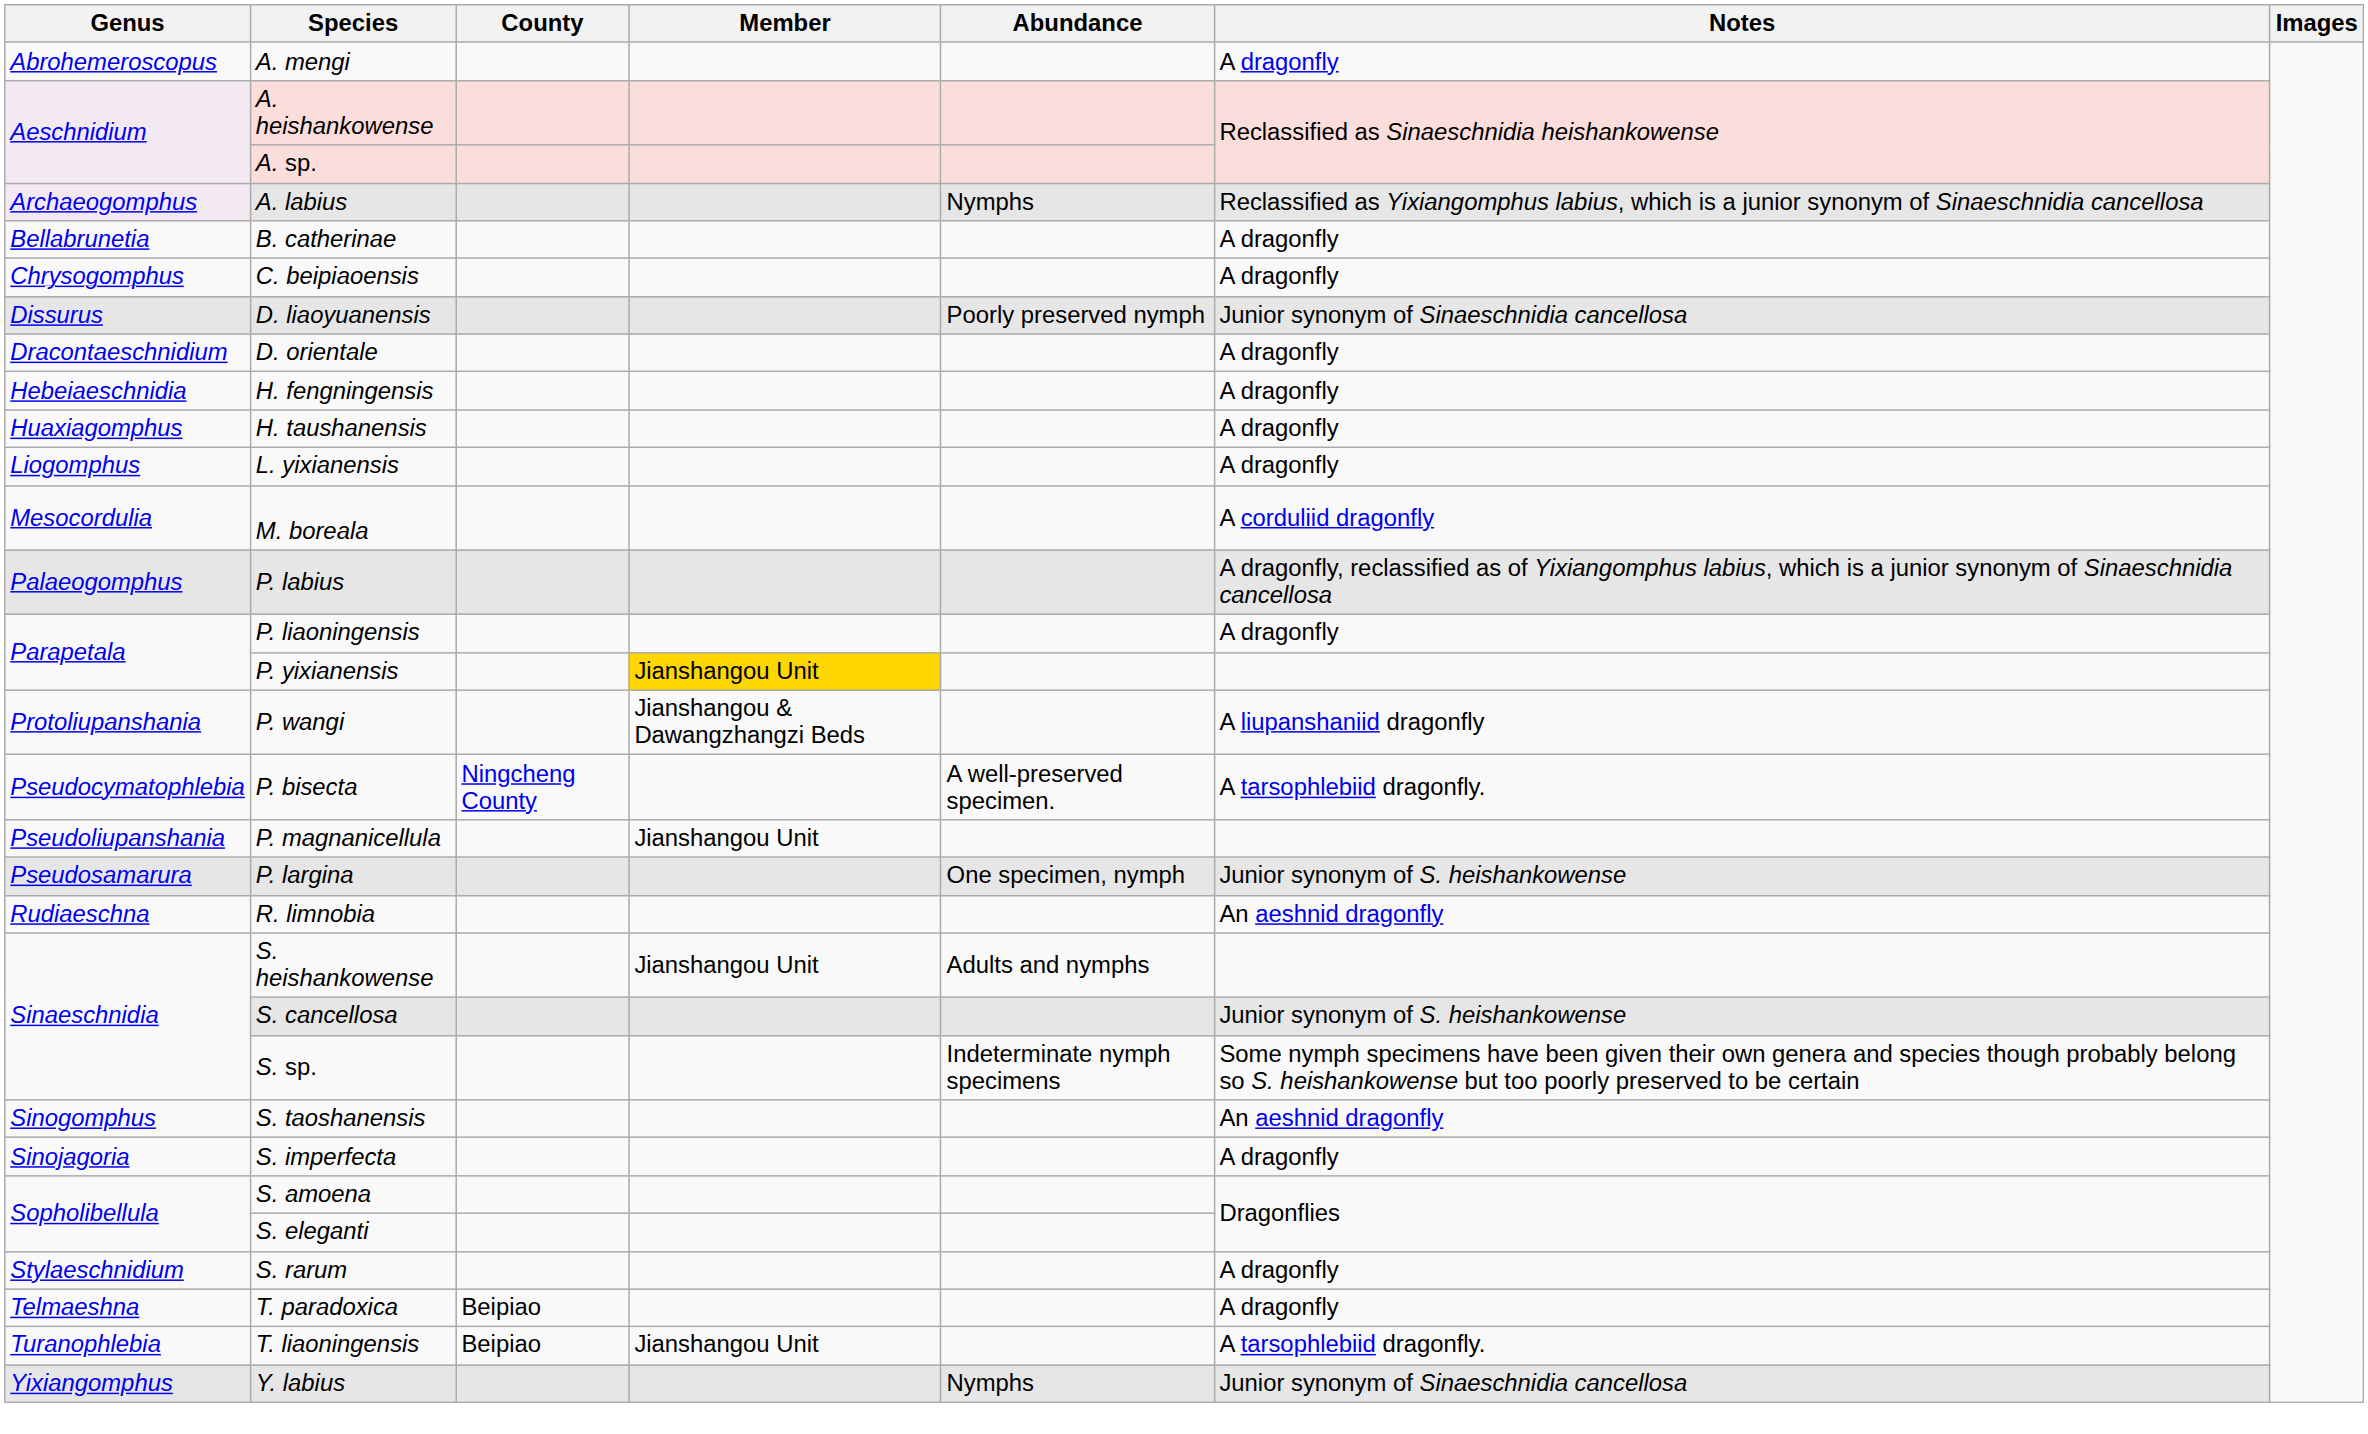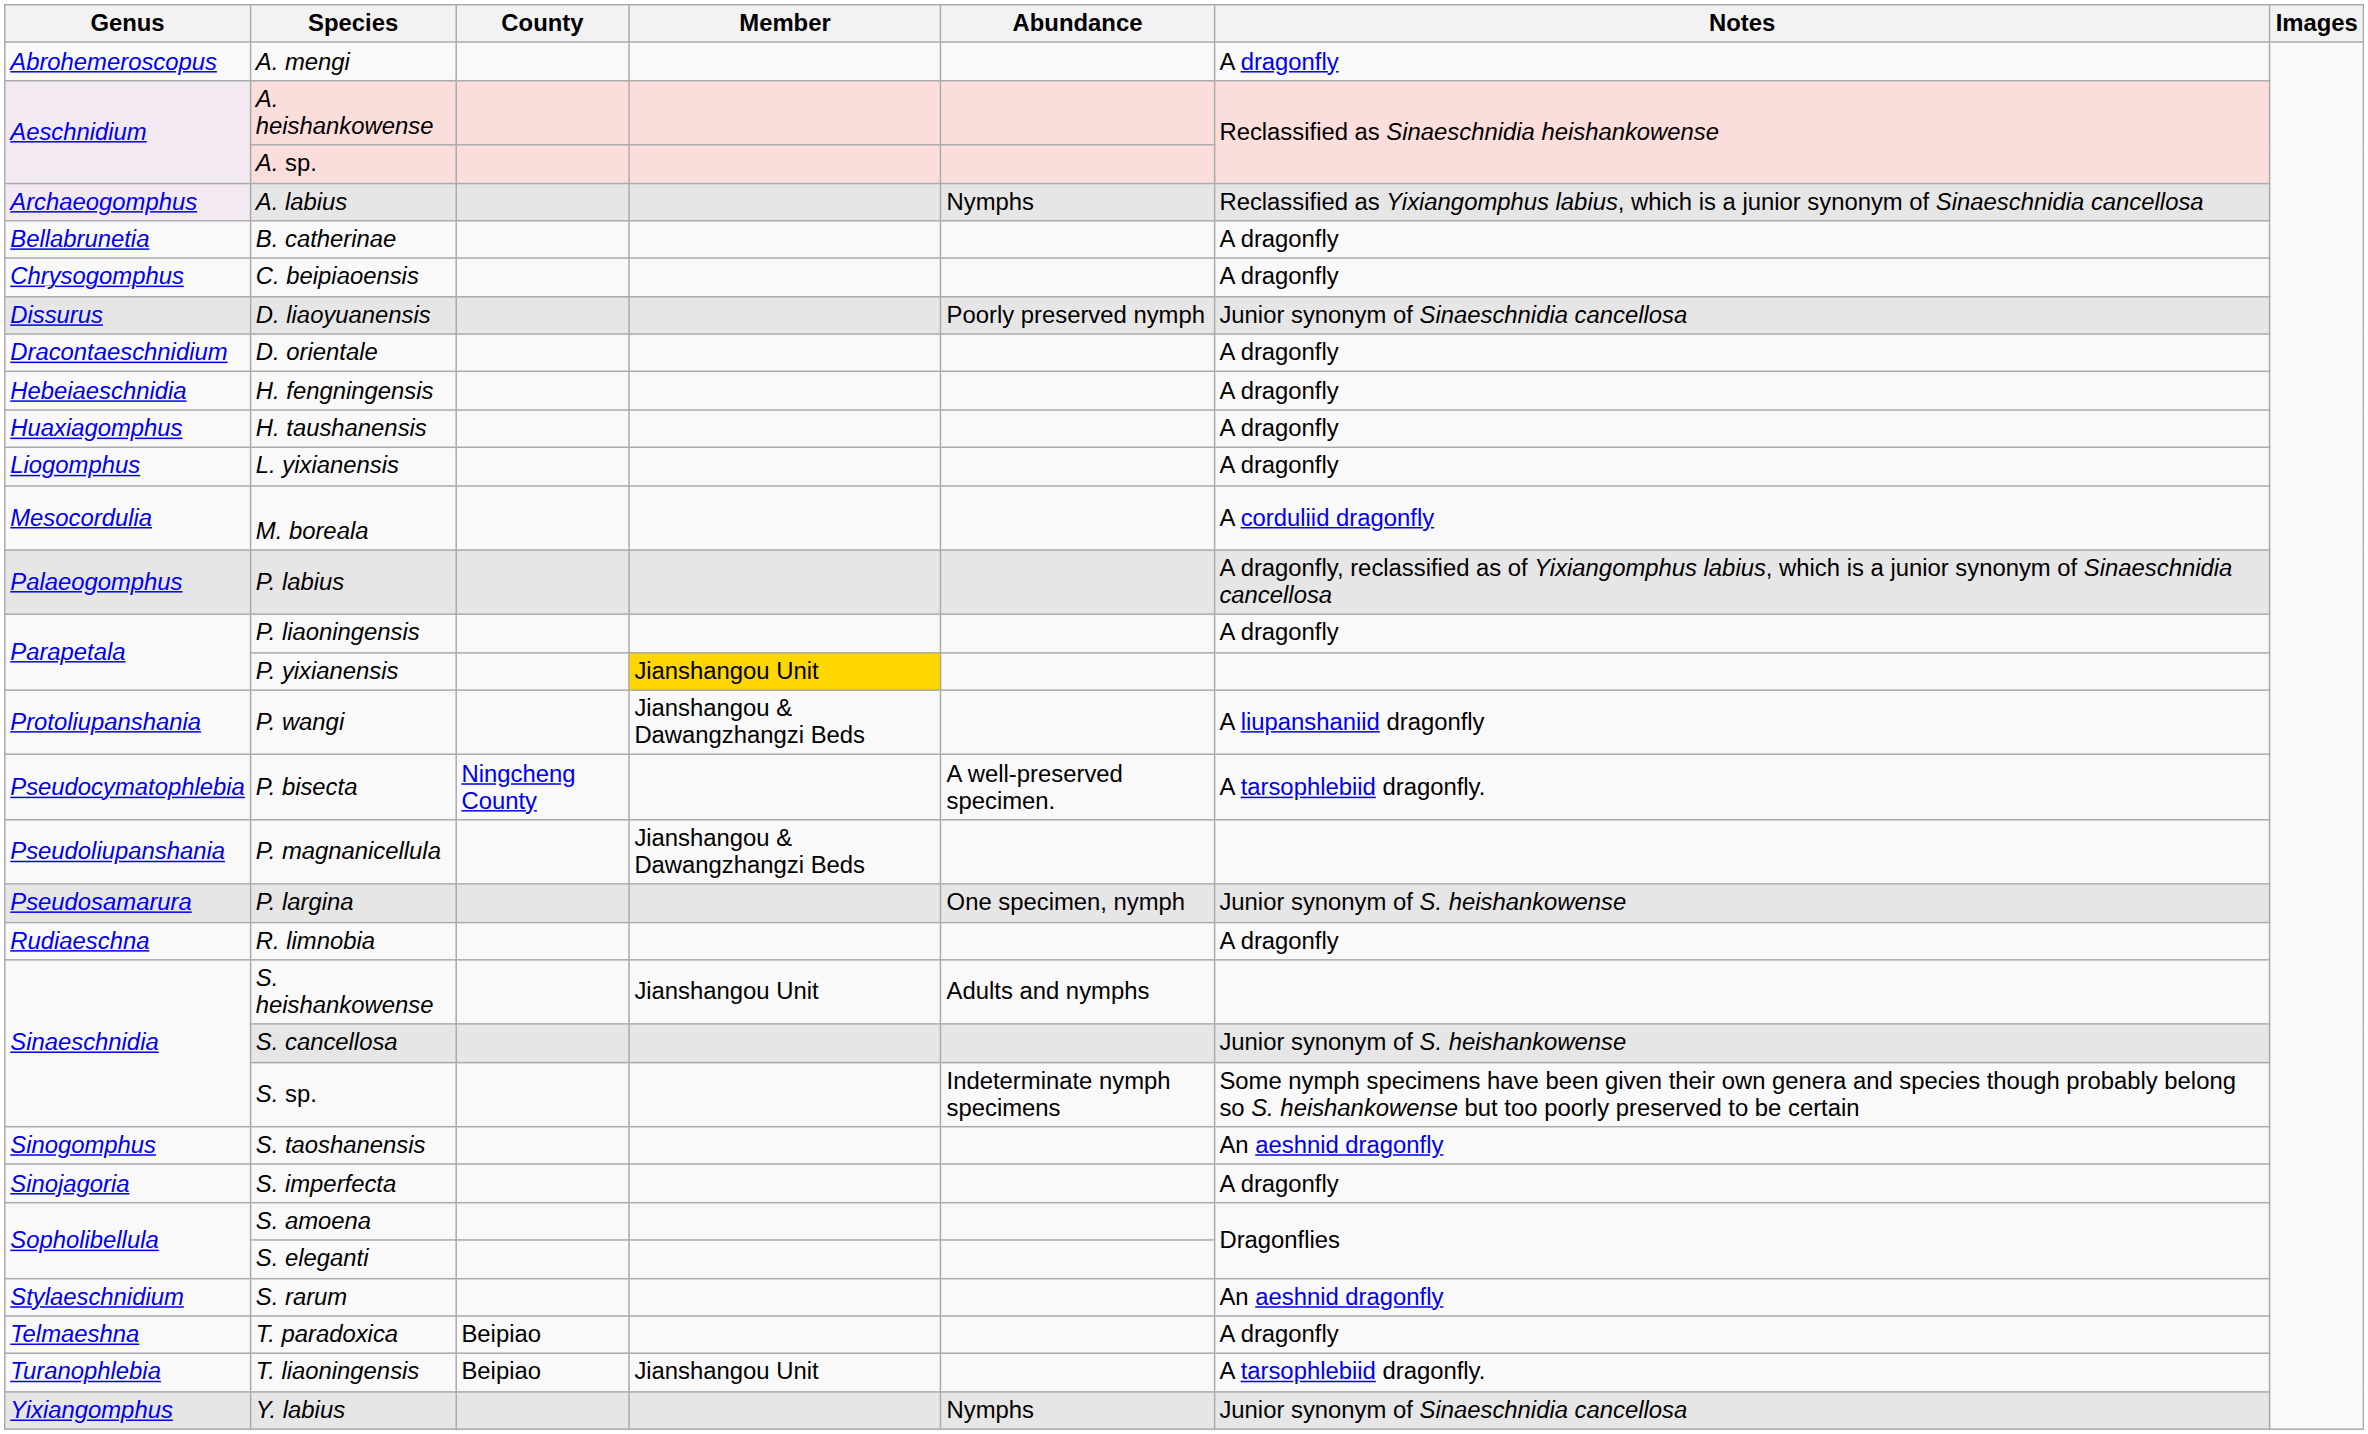(726, 838) Jianshangou Unit -> (750, 851) Jianshangou & Dawangzhangzi Beds
(1331, 913) An aeshnid dragonfly -> (1279, 940) A dragonfly
(1279, 1269) A dragonfly -> (1331, 1296) An aeshnid dragonfly
